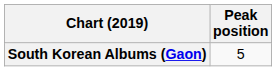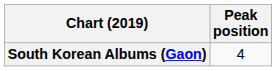(241, 54) 5 -> (241, 54) 4
